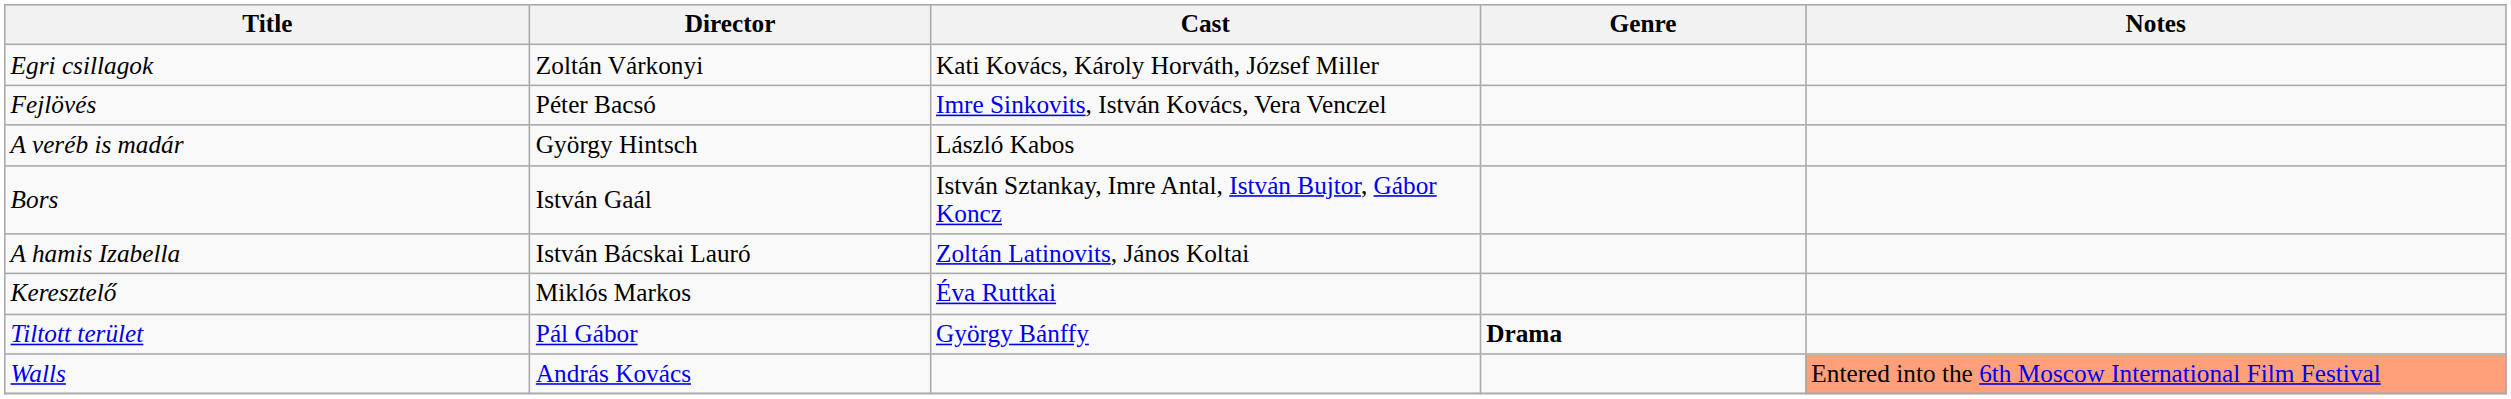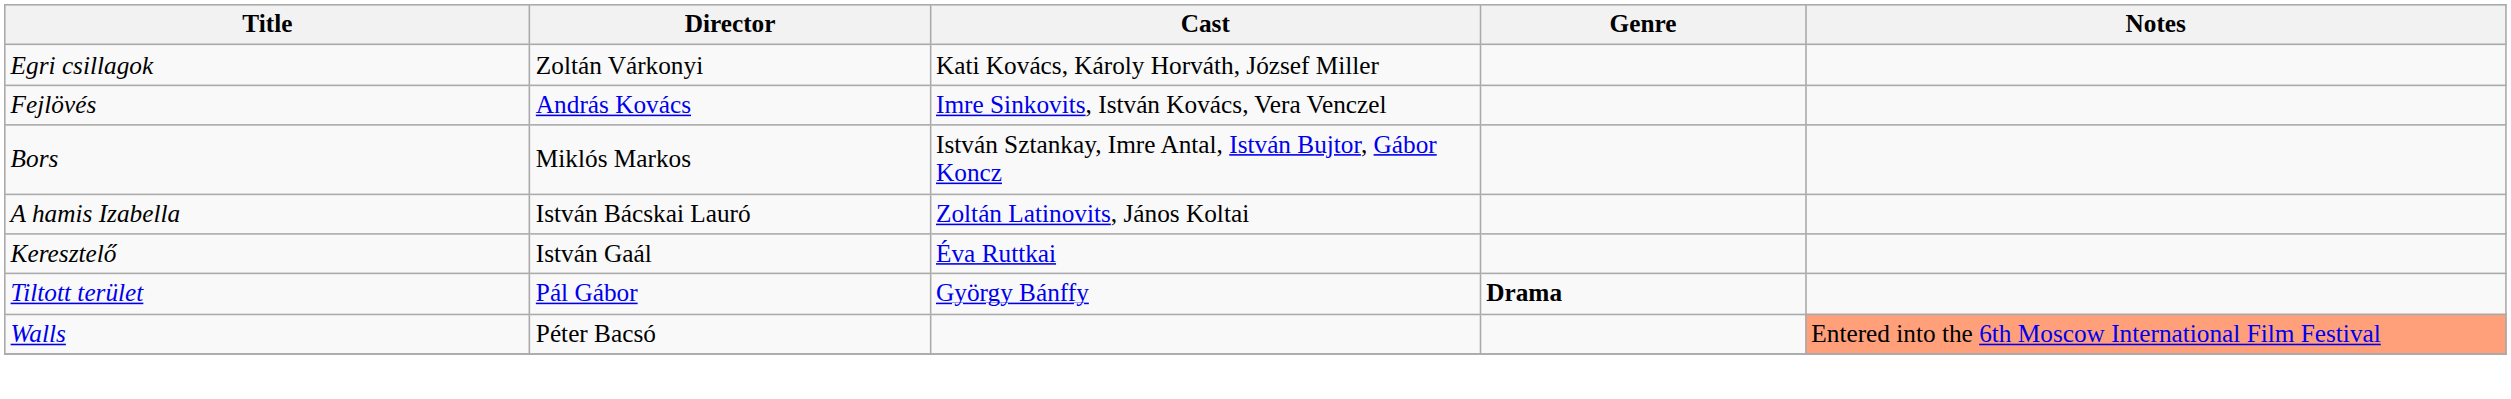(596, 104) Péter Bacsó -> (613, 104) András Kovács
- row: (97, 144)
(594, 199) István Gaál -> (613, 159) Miklós Markos
(613, 293) Miklós Markos -> (594, 253) István Gaál
(613, 373) András Kovács -> (596, 333) Péter Bacsó
